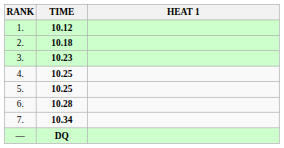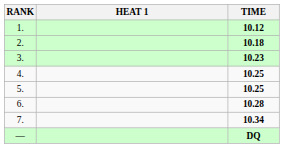columns swapped: (183, 12) <-> (62, 12)
